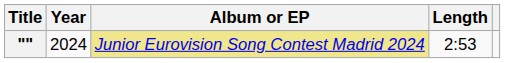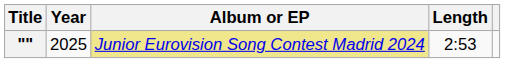(68, 44) 2024 -> (68, 44) 2025
